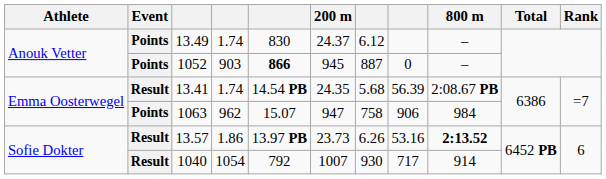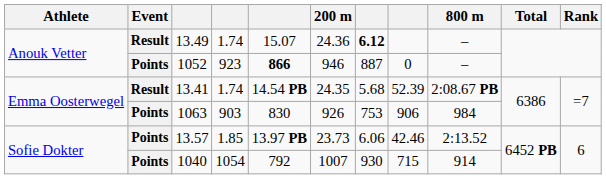(150, 41) Points -> (150, 41) Result
(279, 41) 830 -> (279, 41) 15.07
(333, 41) 24.37 -> (333, 41) 24.36
(372, 41) normal -> (372, 41) bold
(230, 65) 903 -> (230, 65) 923
(333, 65) 945 -> (333, 65) 946
(408, 89) 56.39 -> (408, 89) 52.39
(230, 113) 962 -> (230, 113) 903
(279, 113) 15.07 -> (279, 113) 830
(333, 113) 947 -> (333, 113) 926
(372, 113) 758 -> (372, 113) 753
(150, 138) Result -> (150, 138) Points
(230, 138) 1.86 -> (230, 138) 1.85
(372, 138) 6.26 -> (372, 138) 6.06
(408, 138) 53.16 -> (408, 138) 42.46
(465, 138) bold -> (465, 138) normal
(150, 162) Result -> (150, 162) Points
(408, 162) 717 -> (408, 162) 715
